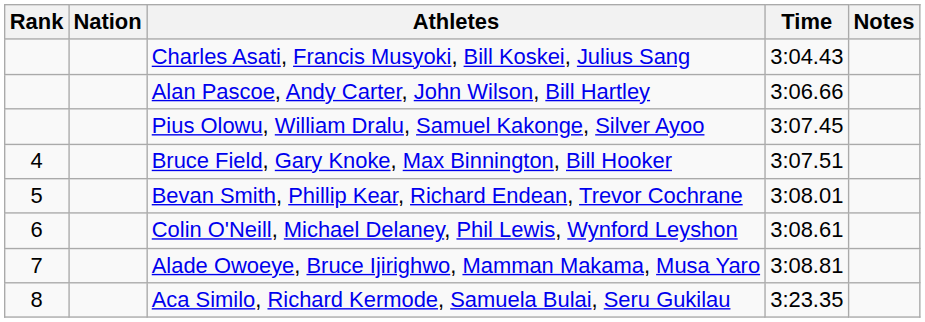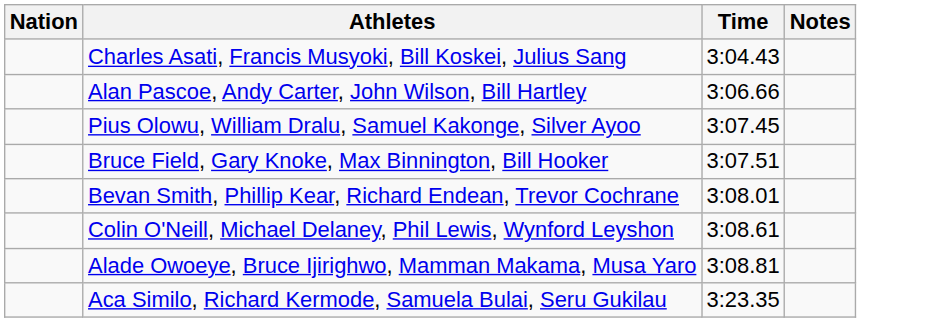- column: (37, 21)
